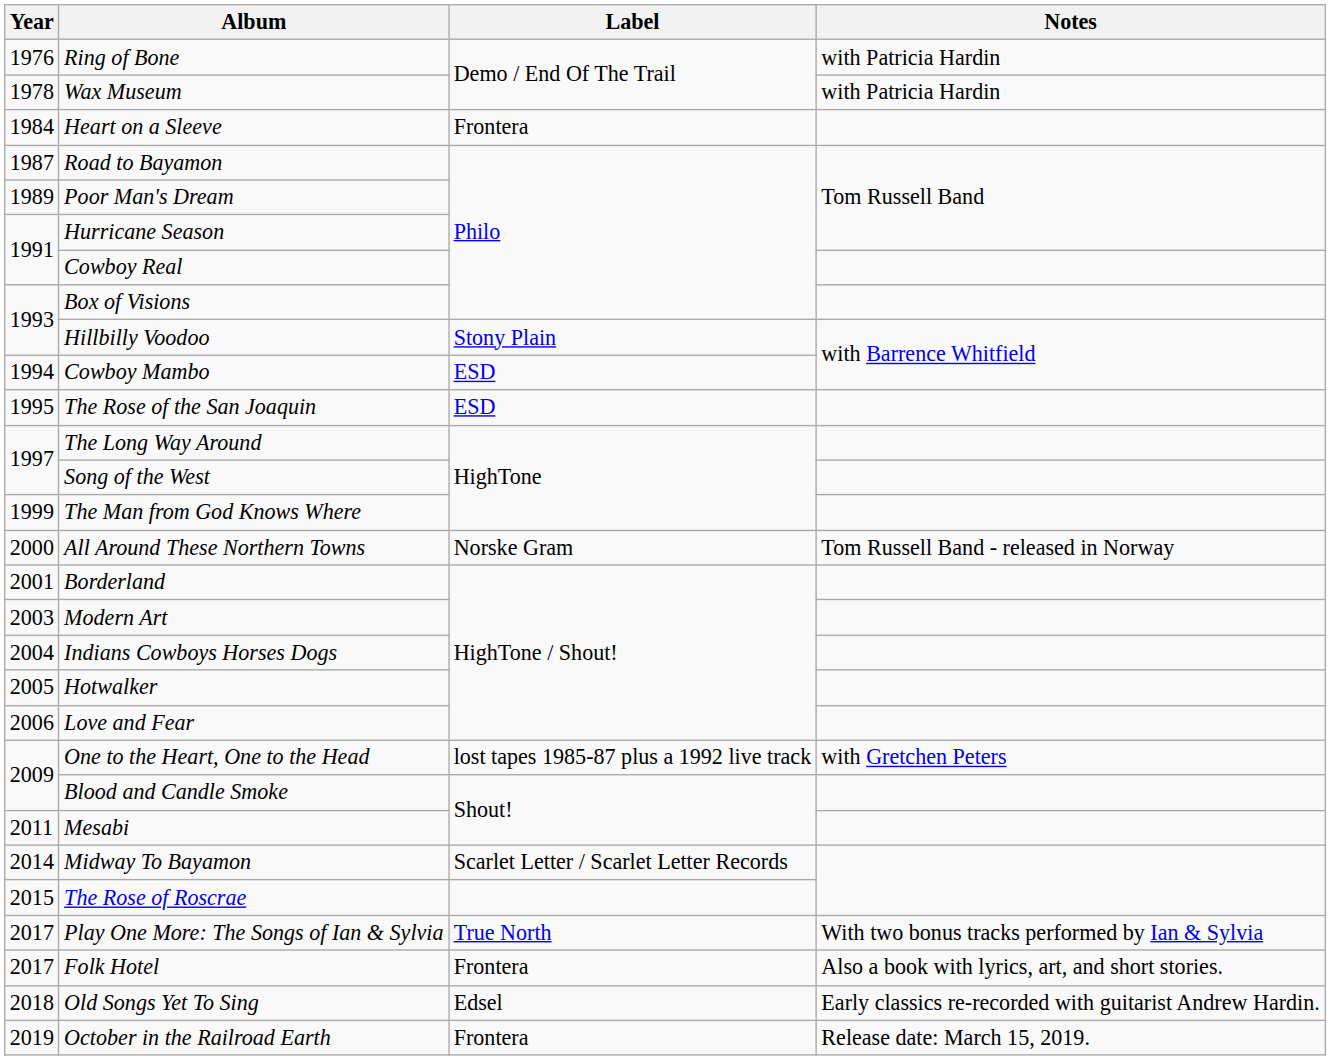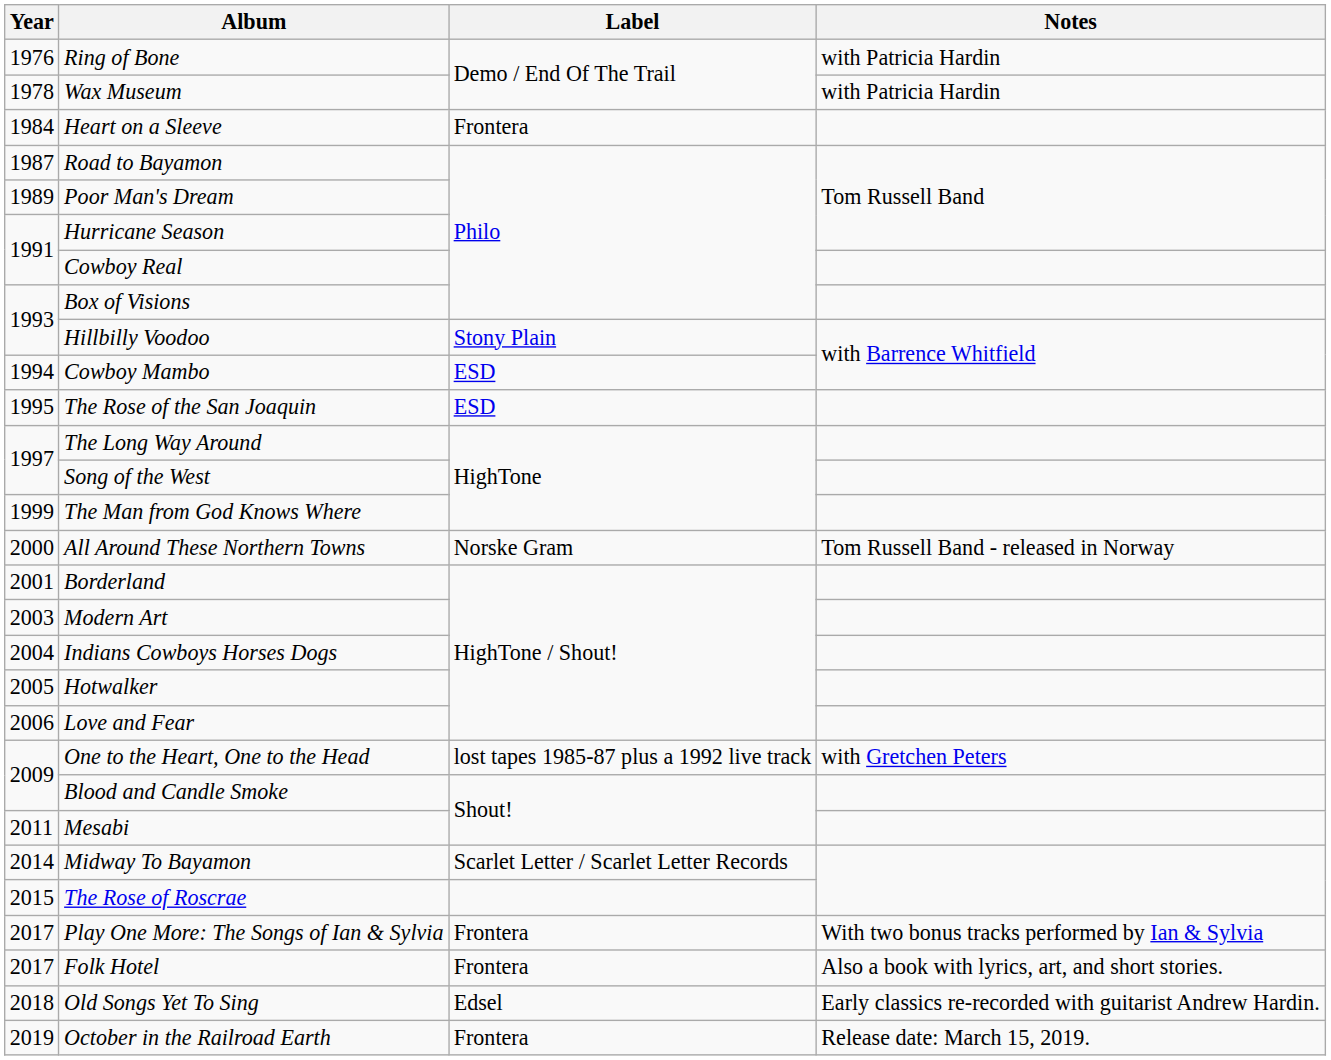(503, 932) True North -> (491, 932) Frontera
